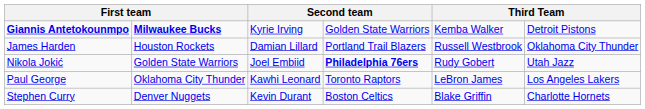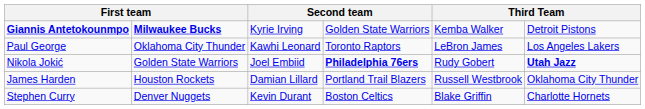rows swapped: (36, 79) <-> (41, 46)
(550, 63) normal -> (551, 63) bold
